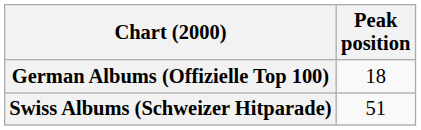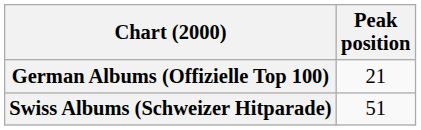(376, 76) 18 -> (376, 76) 21
